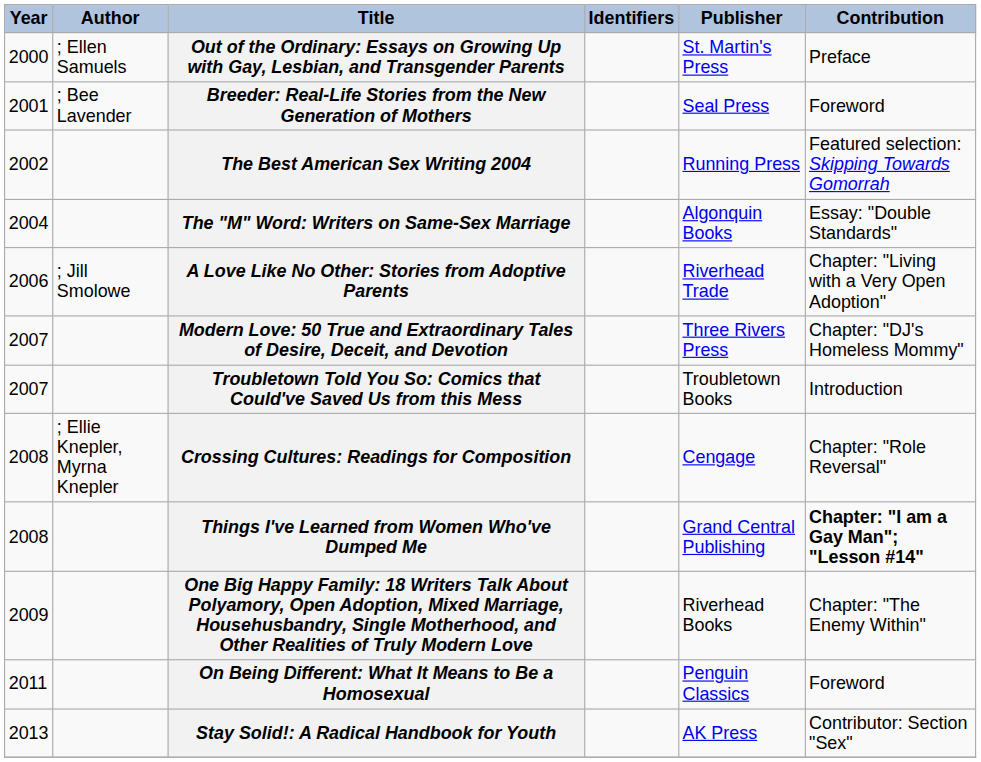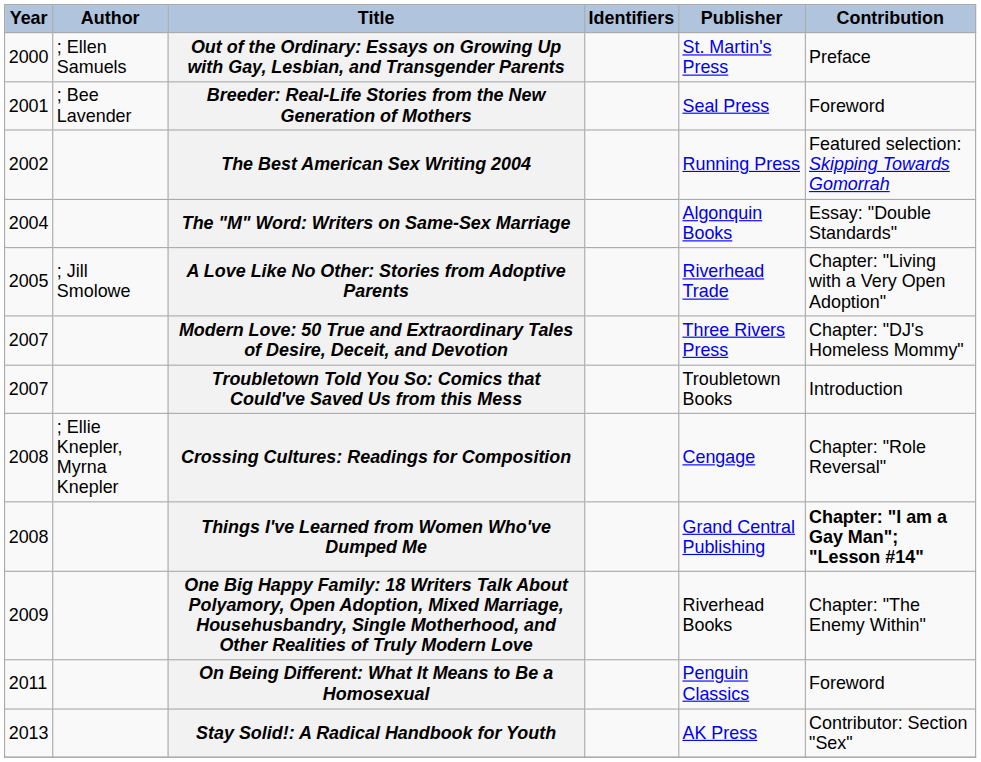(29, 281) 2006 -> (29, 281) 2005
